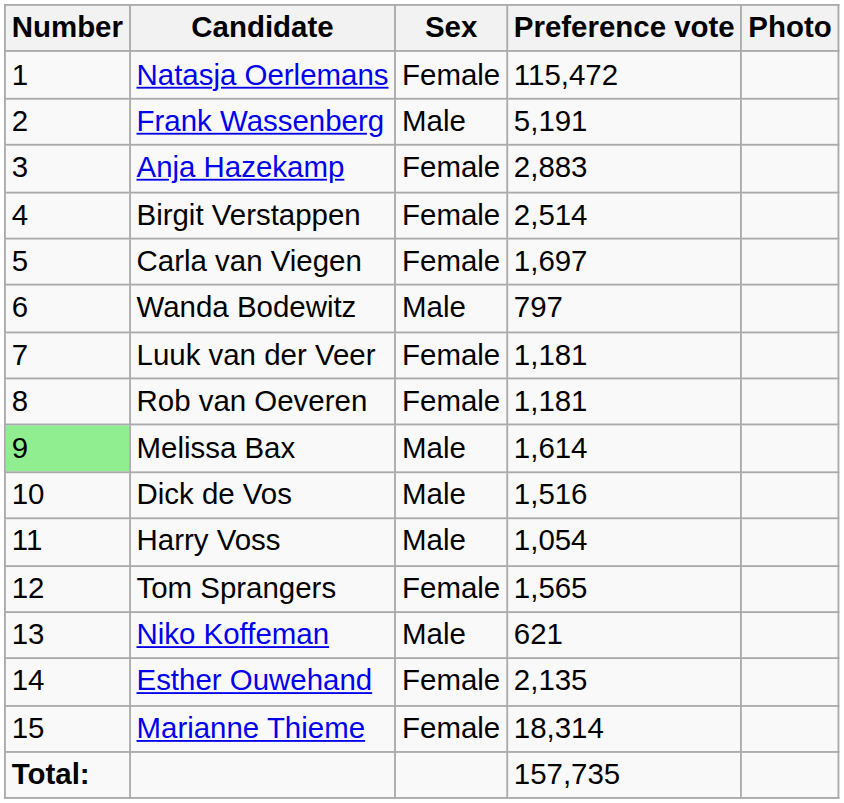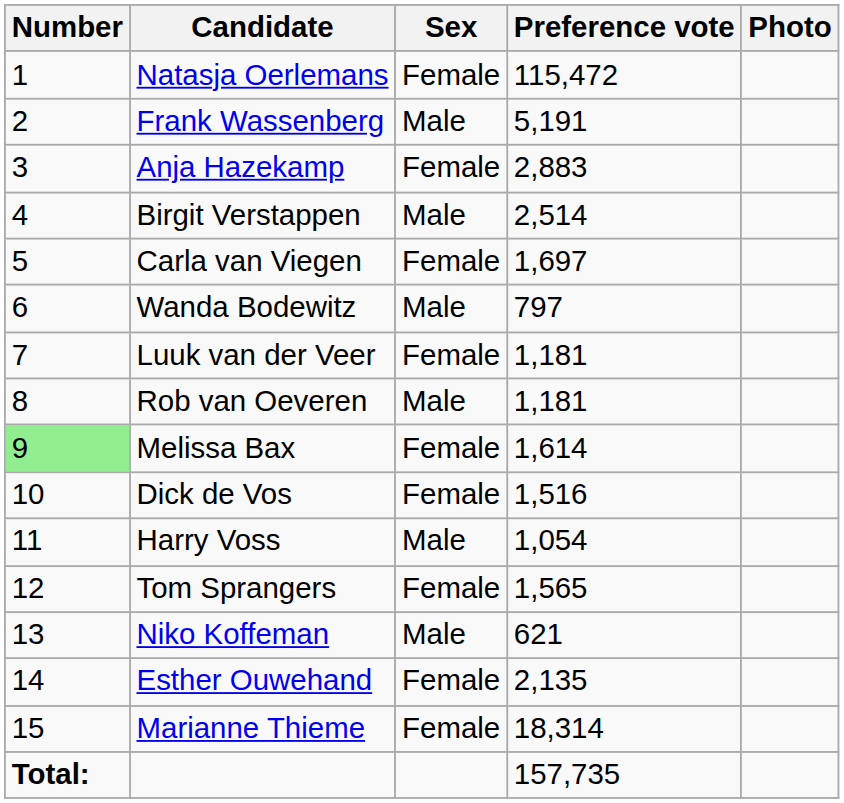(451, 214) Female -> (434, 214) Male
(451, 401) Female -> (434, 401) Male
(434, 448) Male -> (451, 448) Female
(434, 494) Male -> (451, 494) Female
